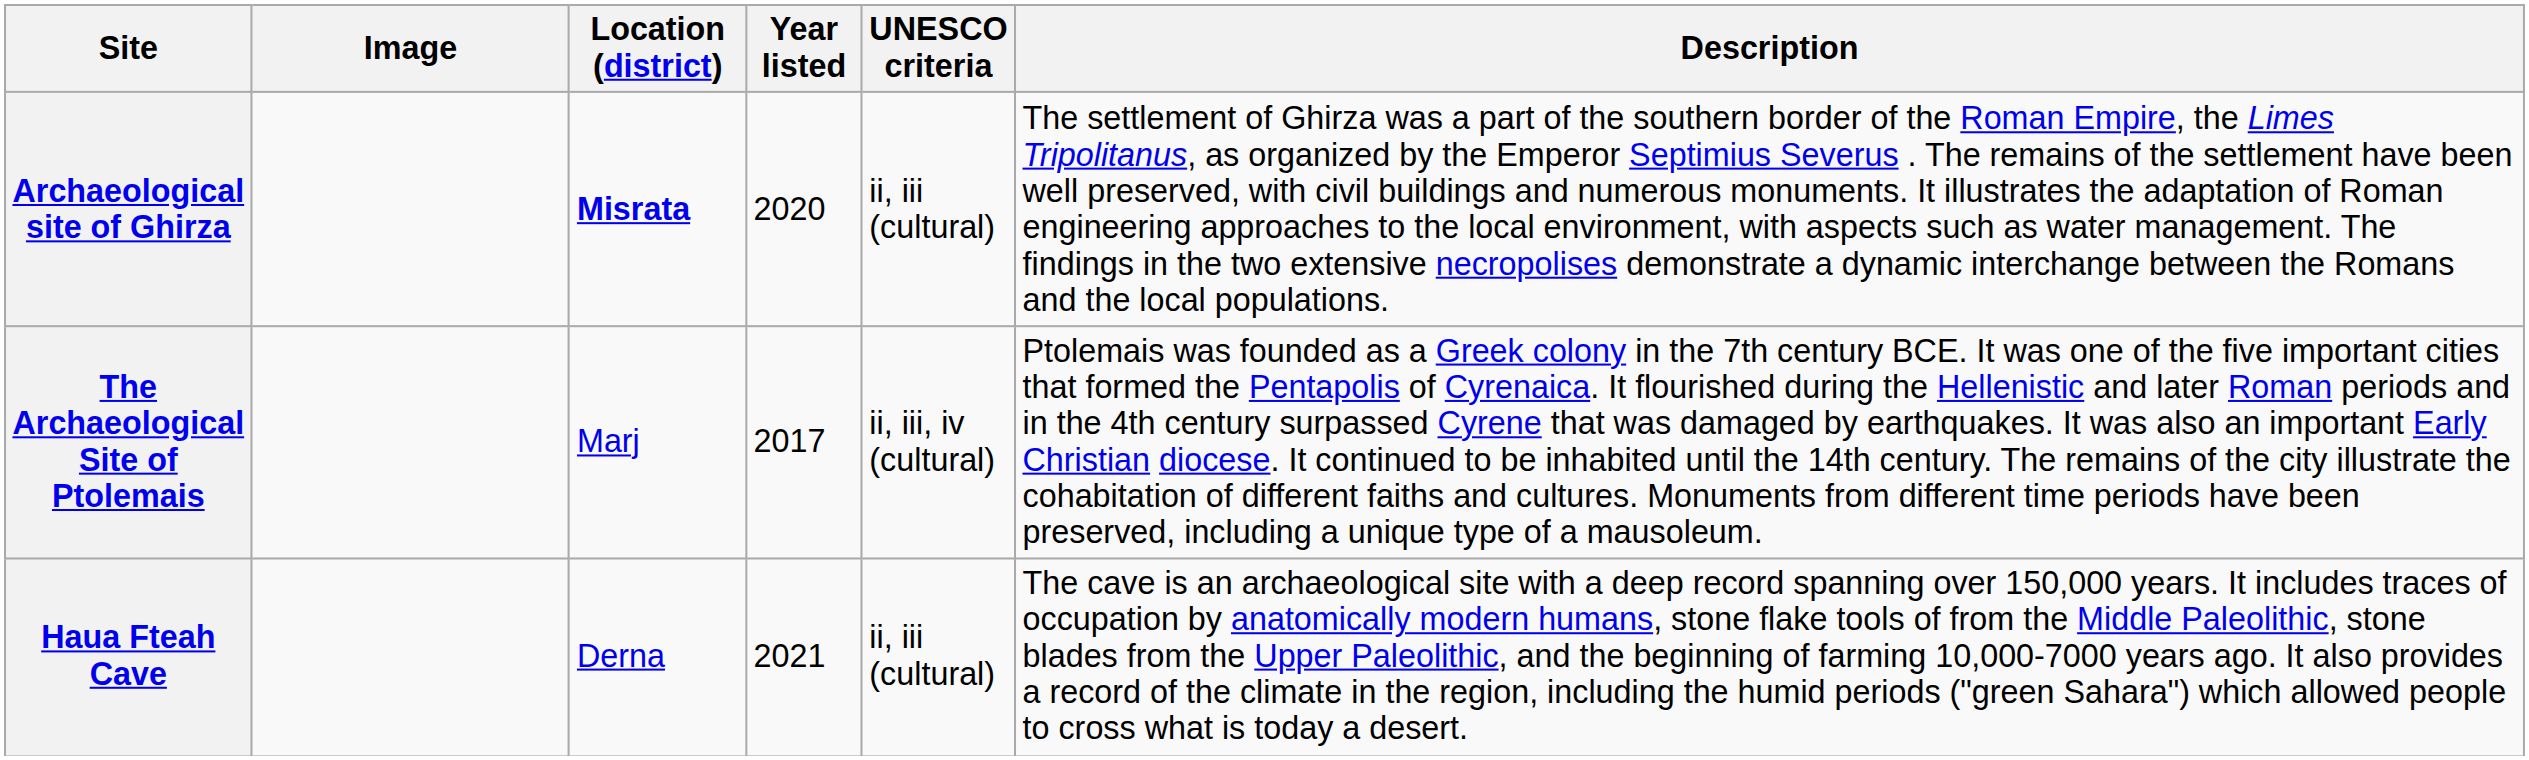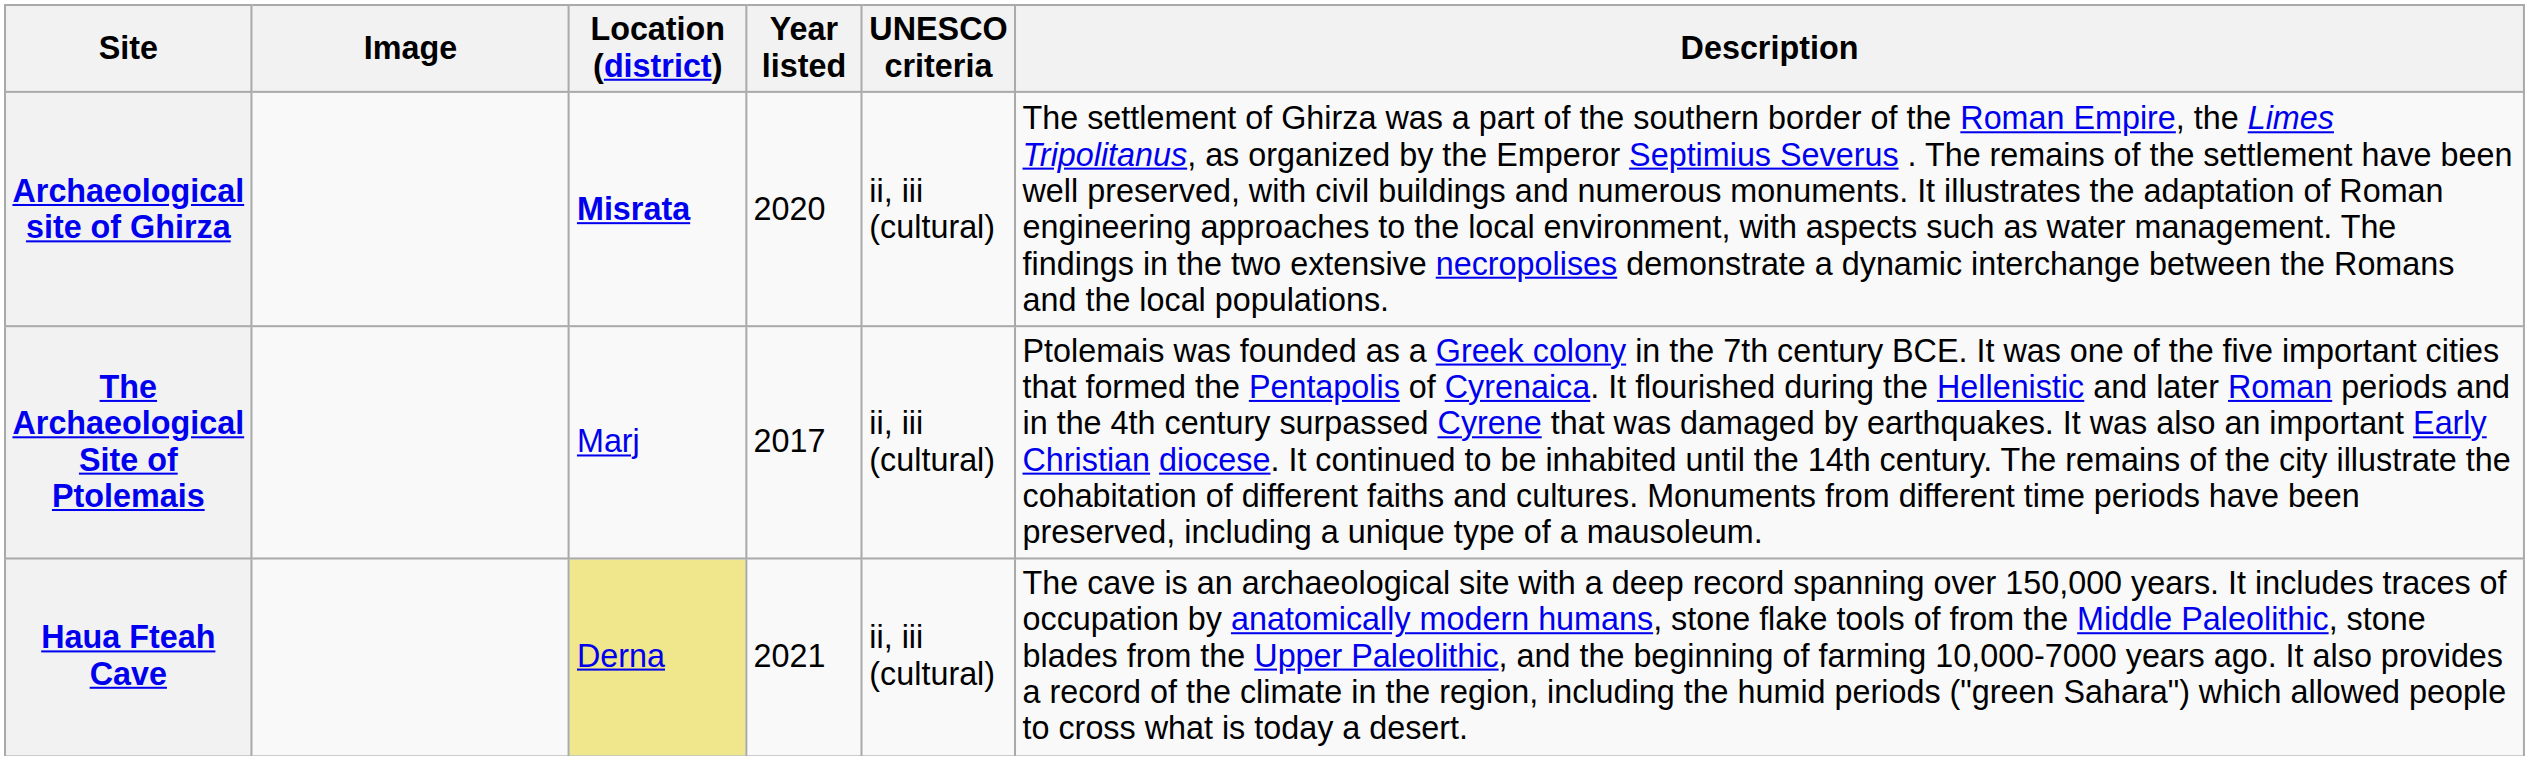(932, 441) ii, iii, iv (cultural) -> (932, 441) ii, iii (cultural)
(621, 656) no background -> (621, 656) khaki background
